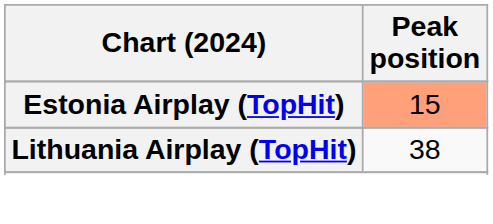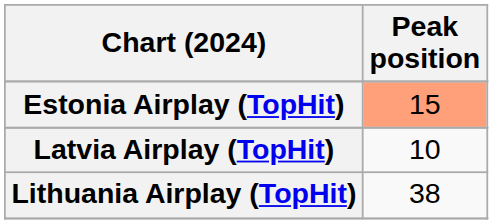+ row: (184, 149)
